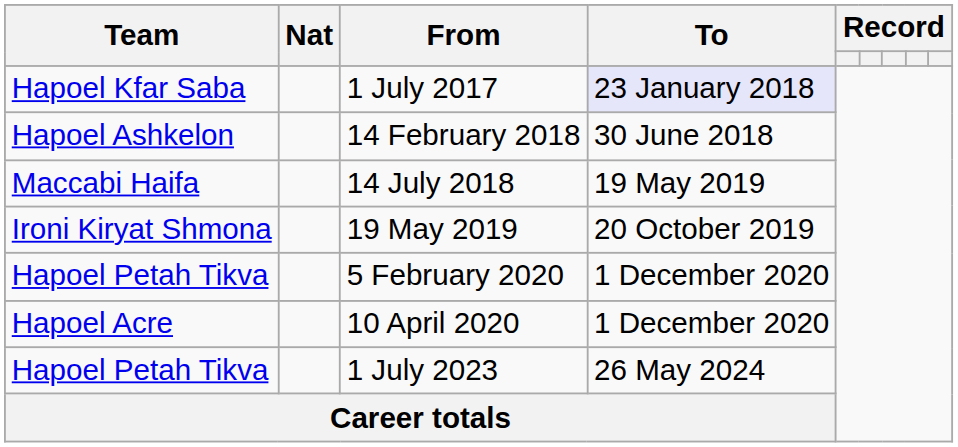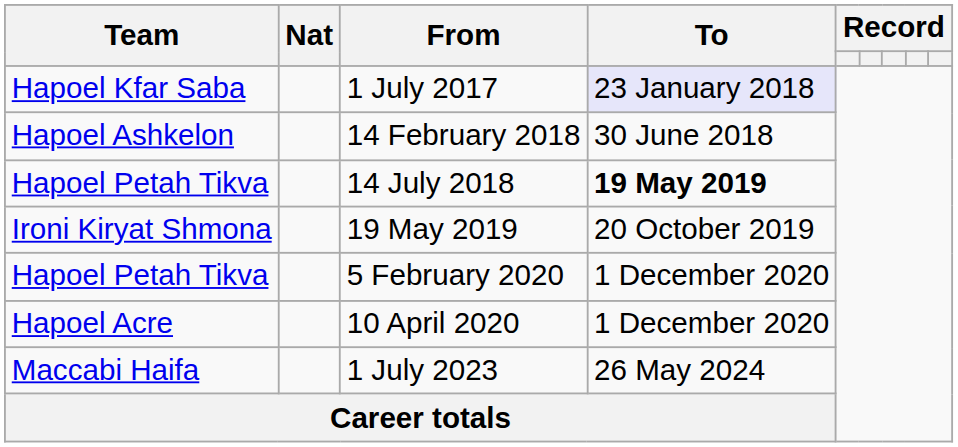(106, 182) Maccabi Haifa -> (140, 182) Hapoel Petah Tikva
(680, 182) normal -> (680, 182) bold
(140, 370) Hapoel Petah Tikva -> (106, 370) Maccabi Haifa
